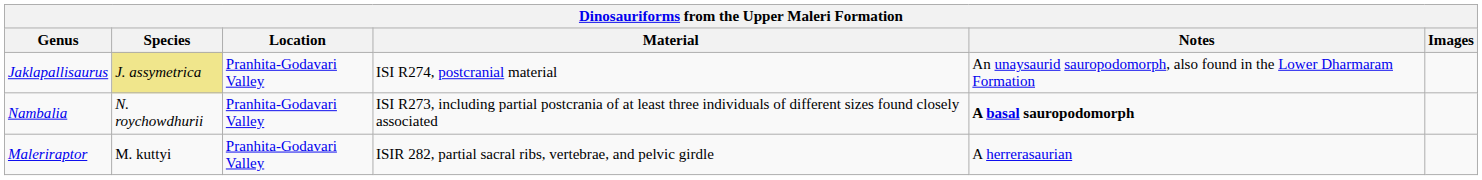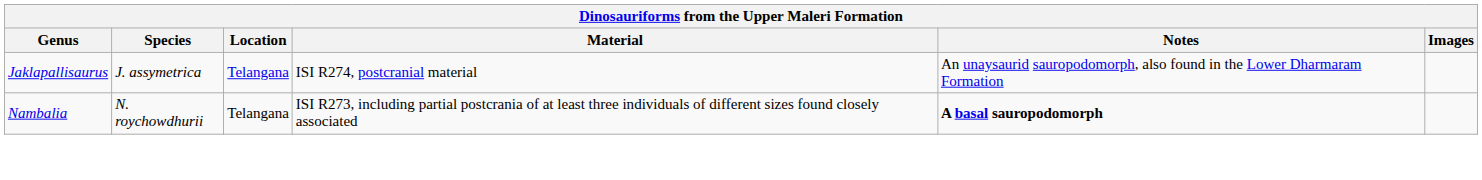(158, 72) khaki background -> (158, 72) no background
(281, 72) Pranhita-Godavari Valley -> (258, 72) Telangana
(281, 113) Pranhita-Godavari Valley -> (258, 113) Telangana
- row: (48, 154)
